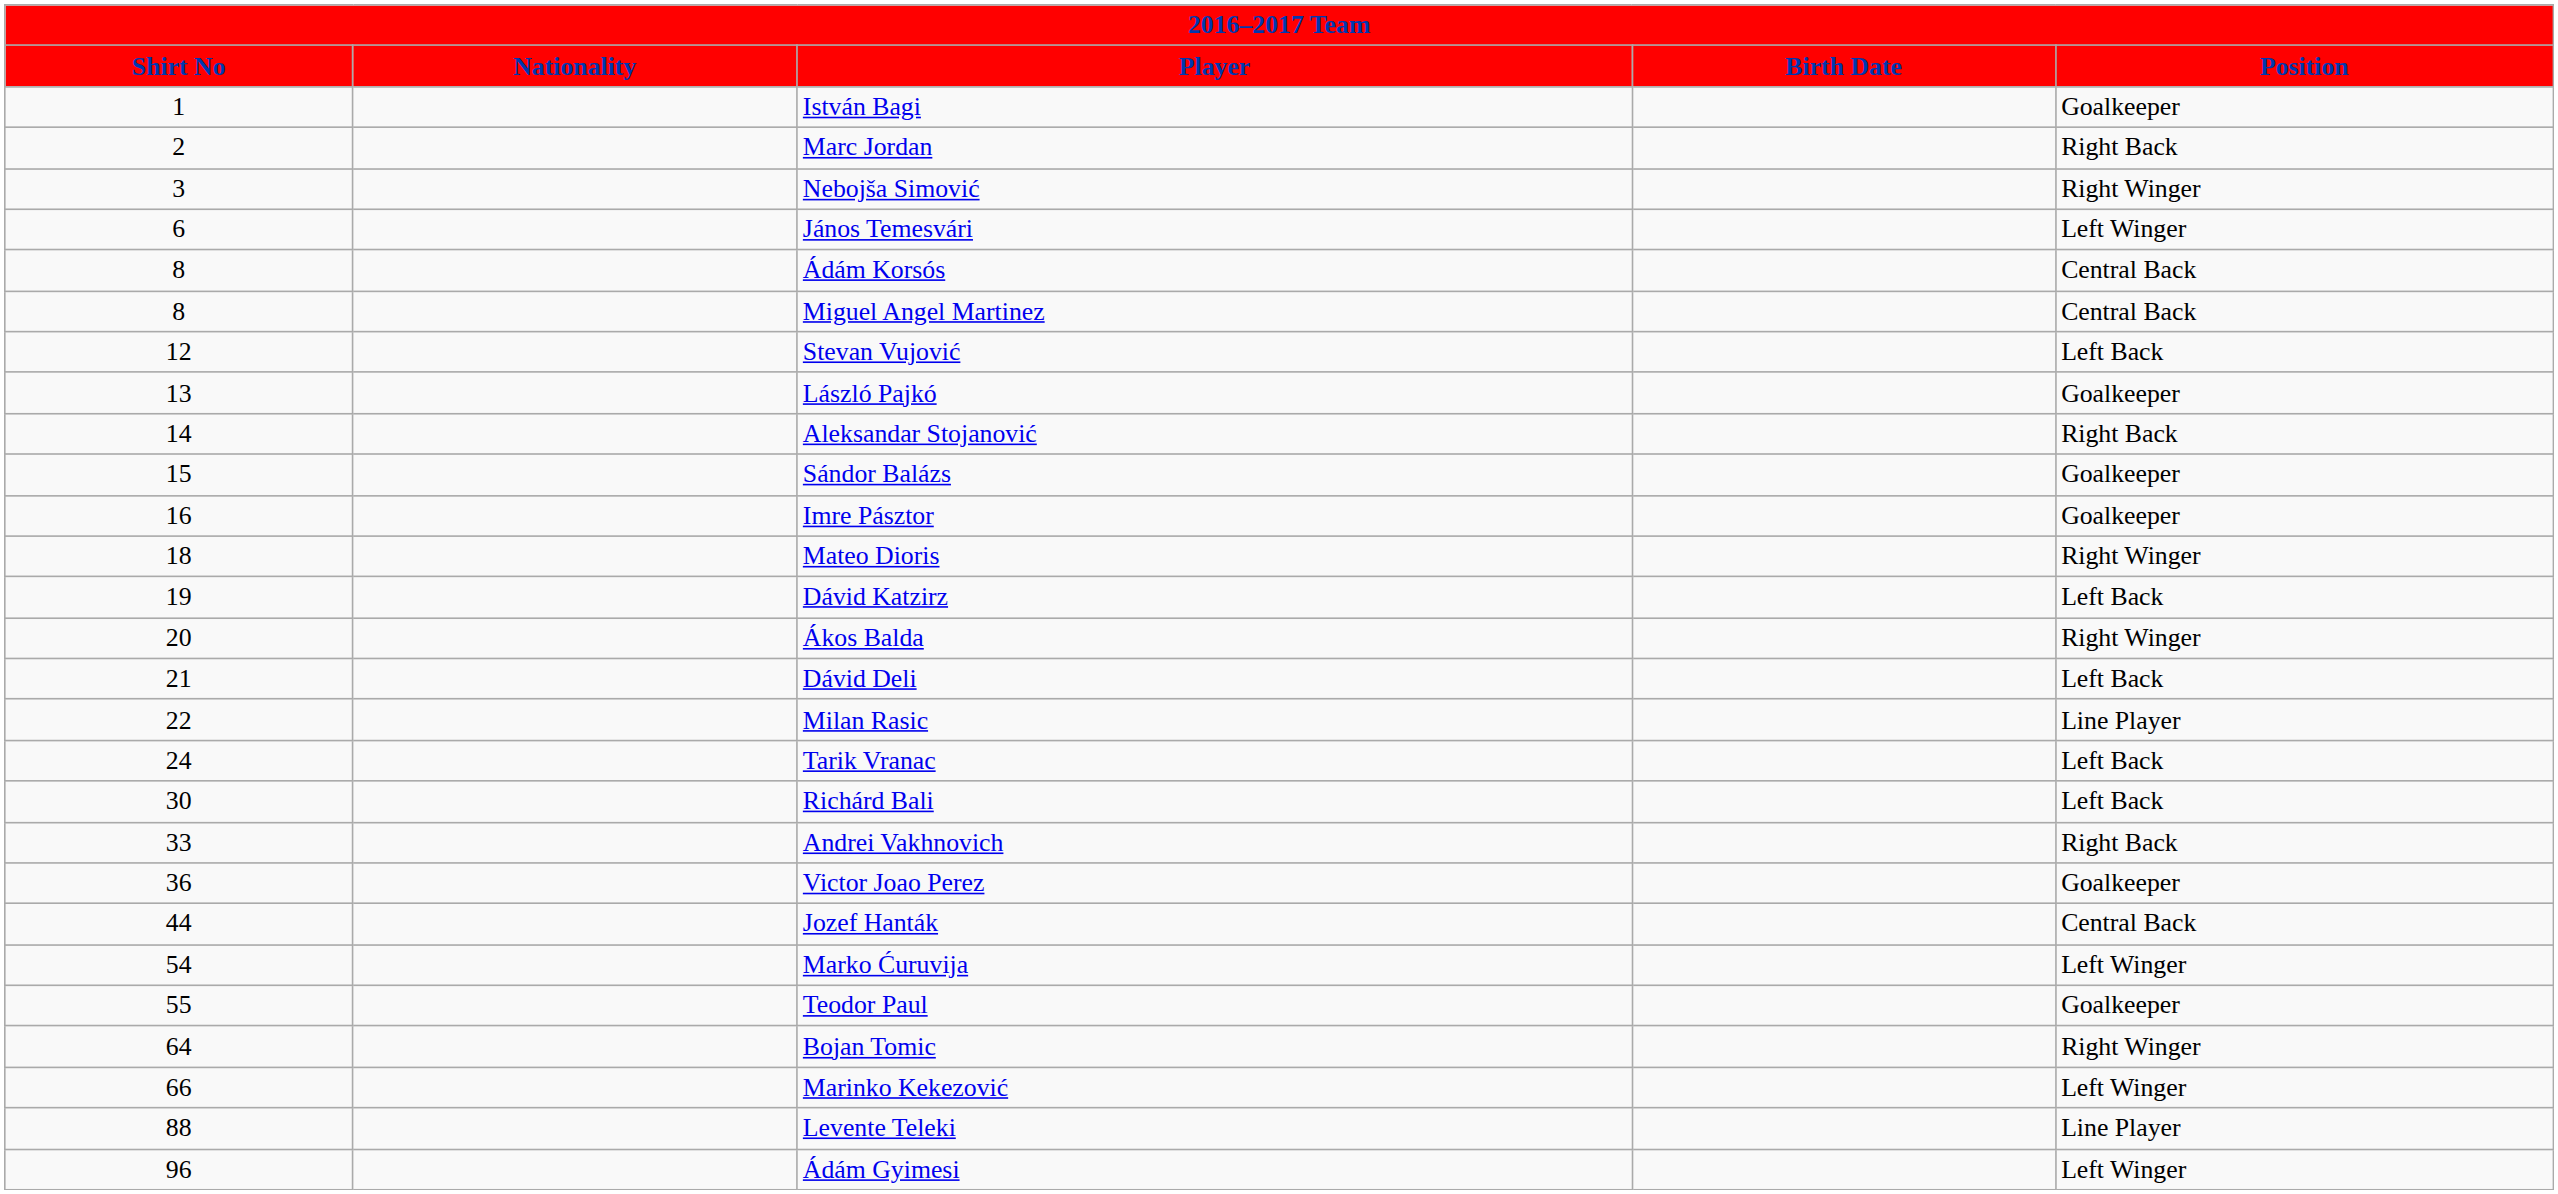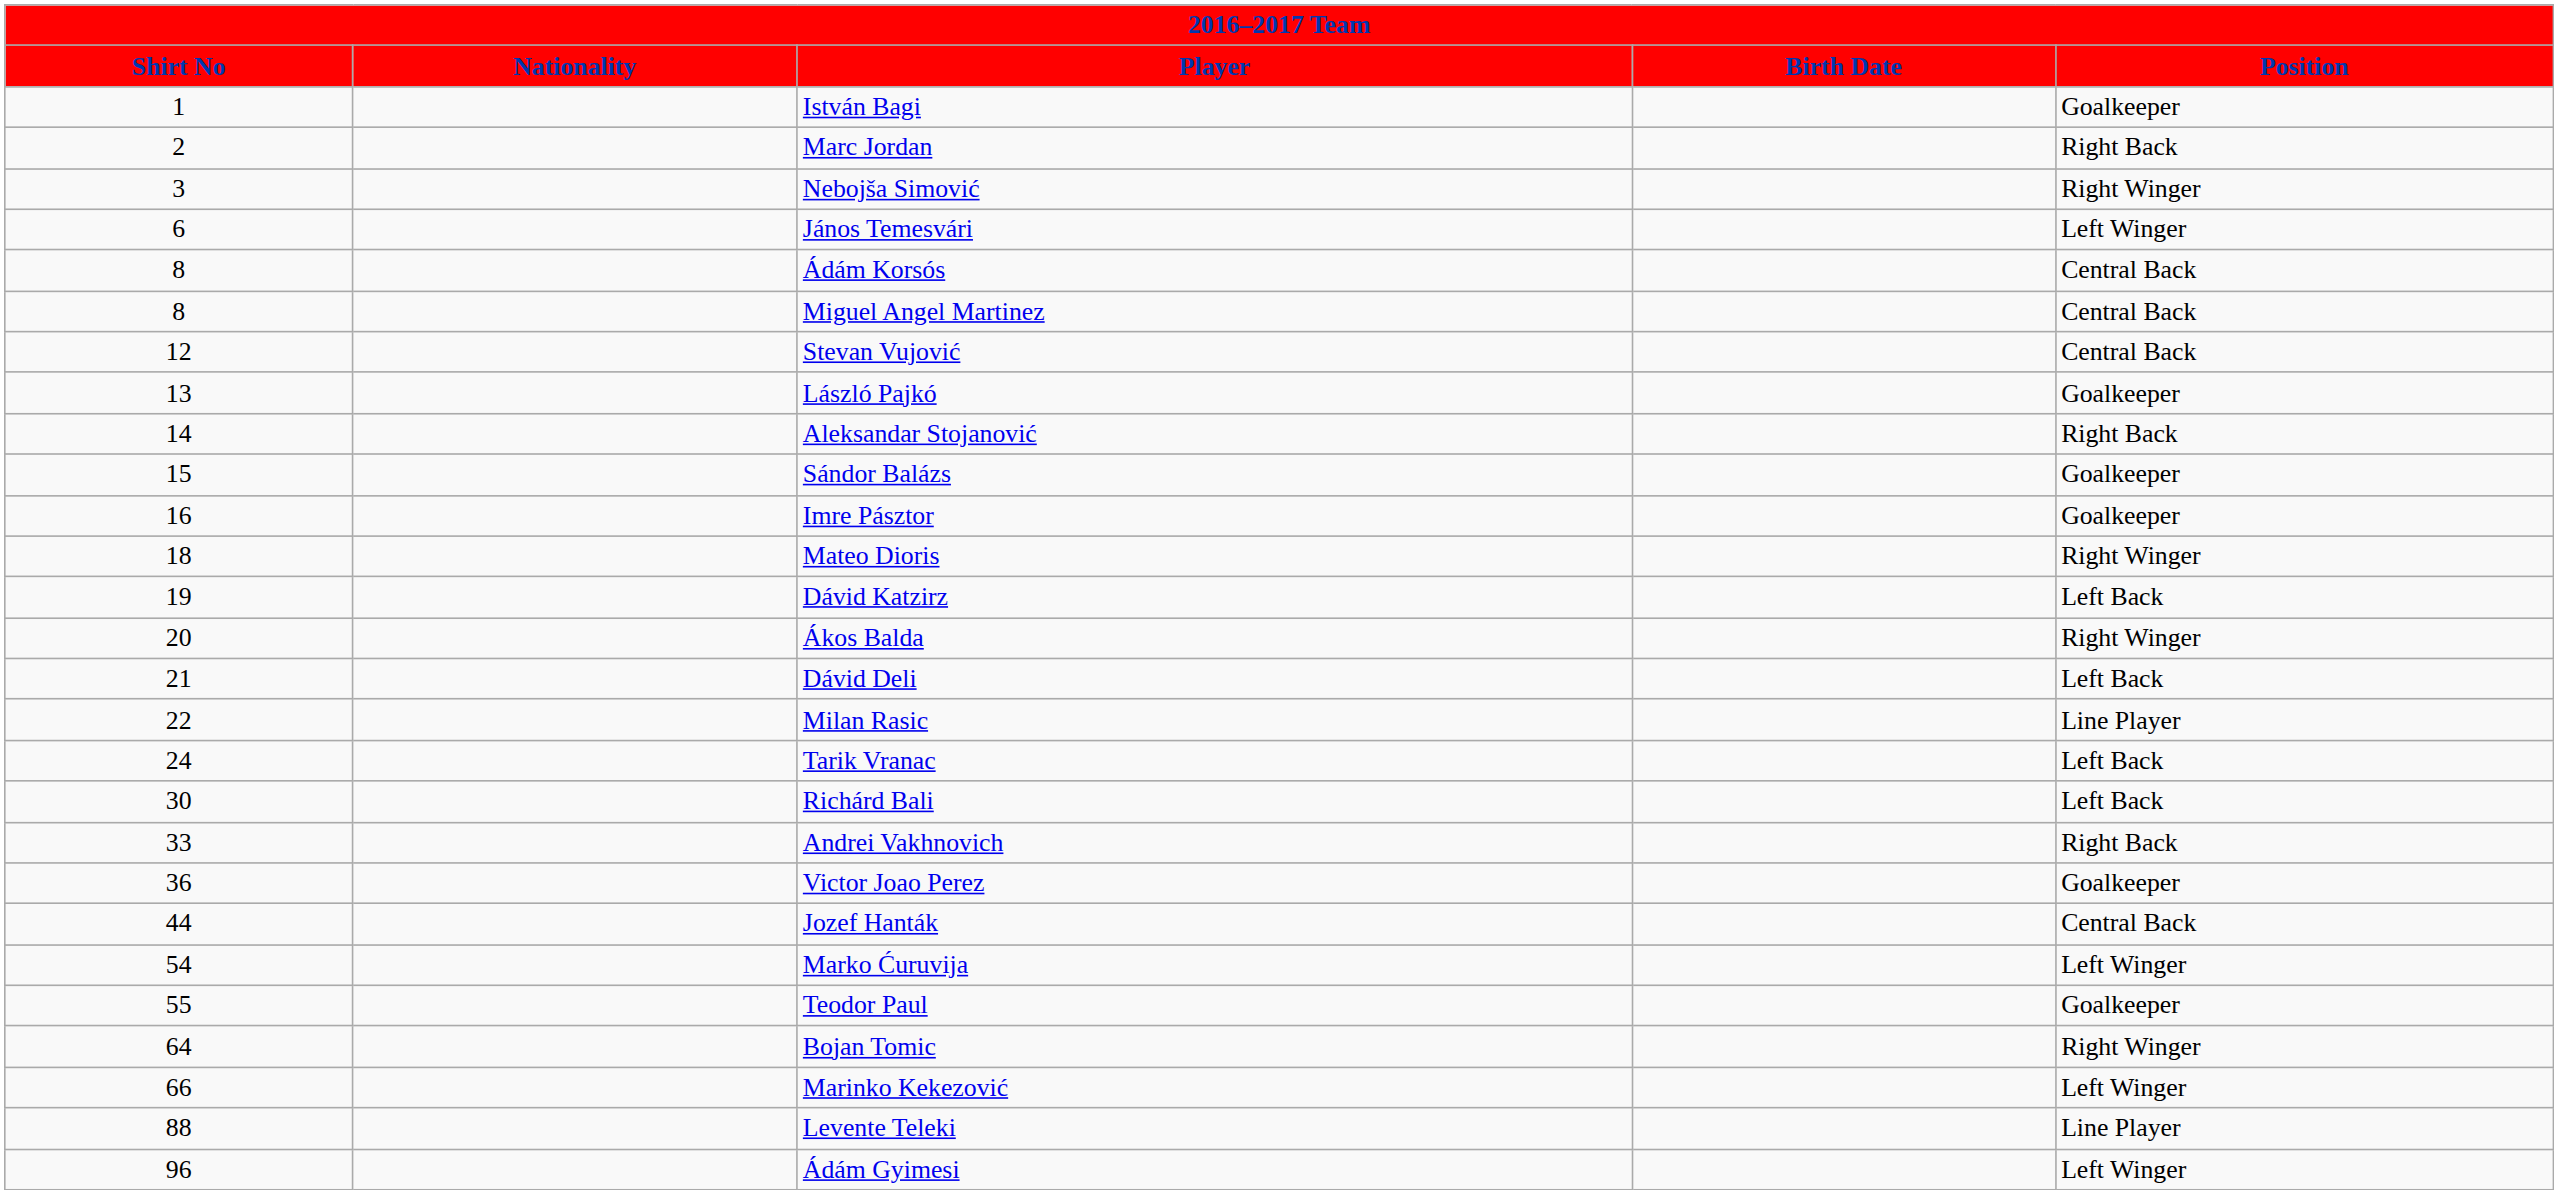(2112, 351) Left Back -> (2129, 351) Central Back
